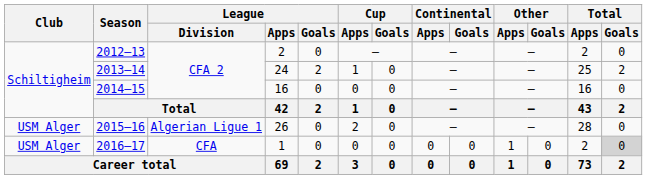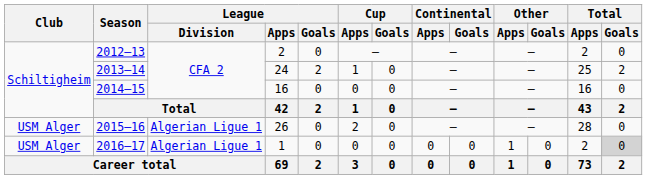(206, 146) CFA -> (206, 146) Algerian Ligue 1
